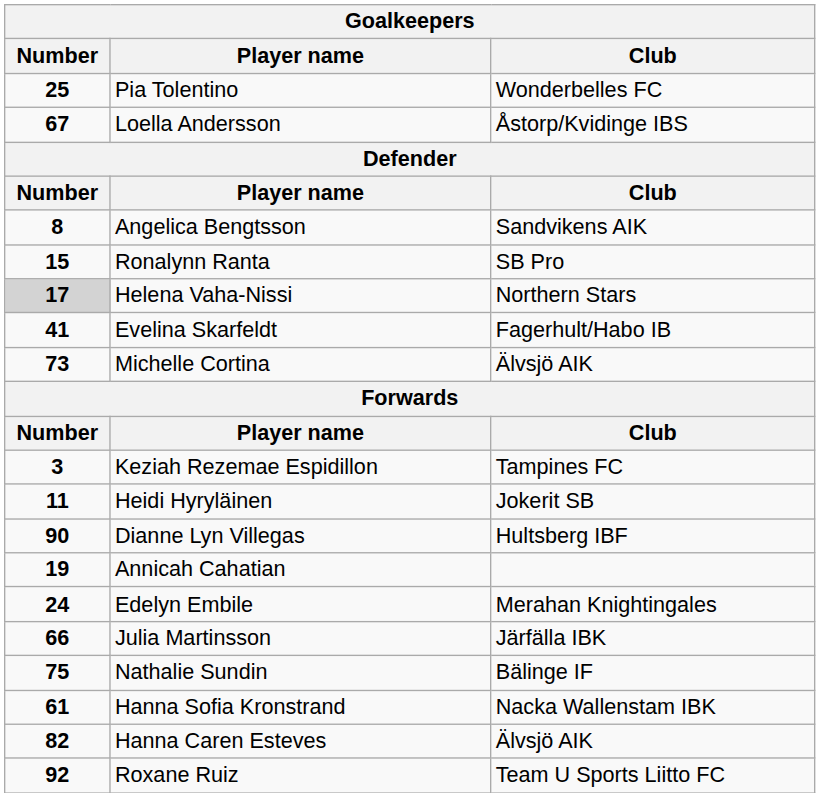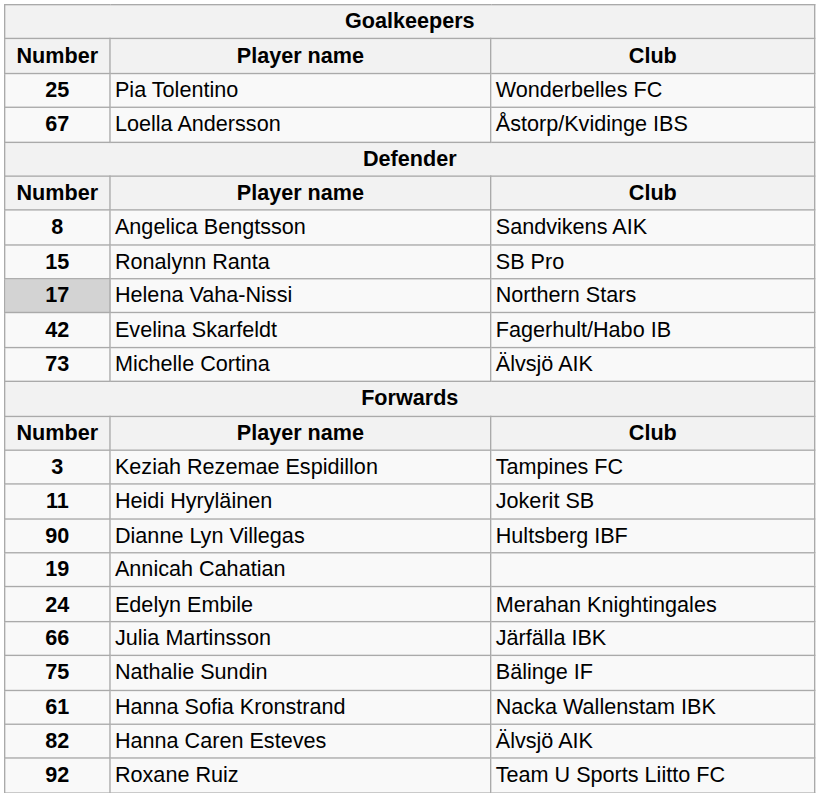(57, 329) 41 -> (57, 329) 42
